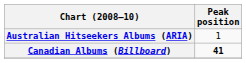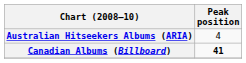(218, 36) 1 -> (218, 36) 4
